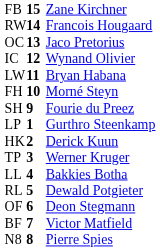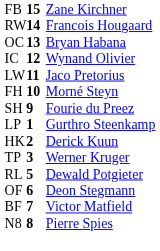(85, 42) Jaco Pretorius -> (86, 42) Bryan Habana
(86, 75) Bryan Habana -> (85, 75) Jaco Pretorius
- row: (13, 174)
